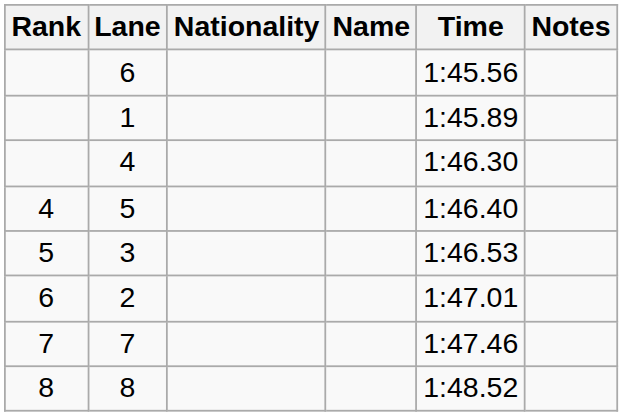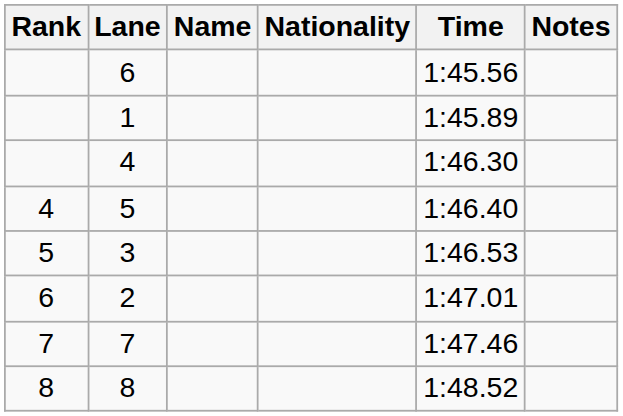columns swapped: (371, 27) <-> (247, 27)
